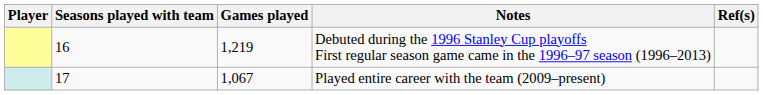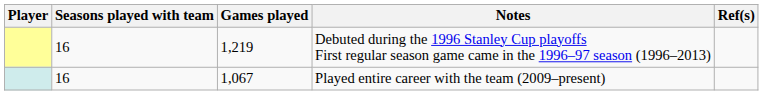(62, 78) 17 -> (62, 78) 16
